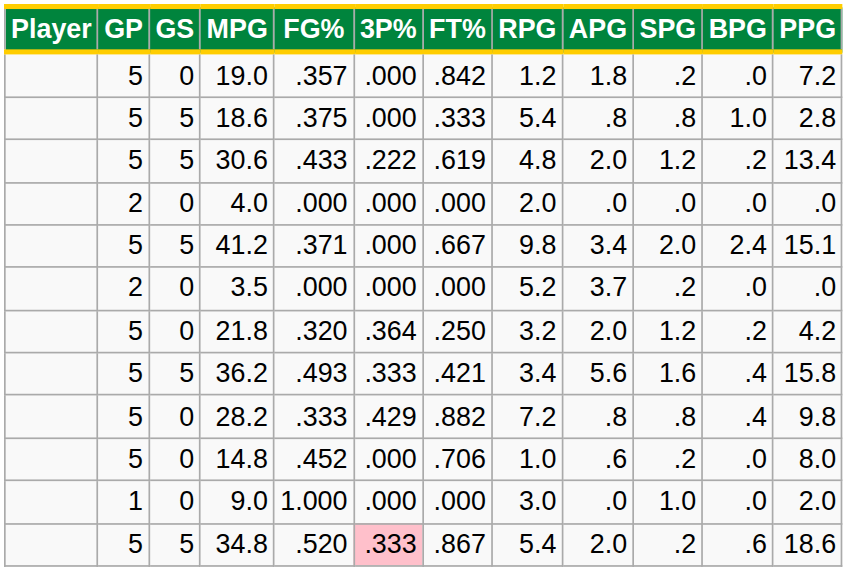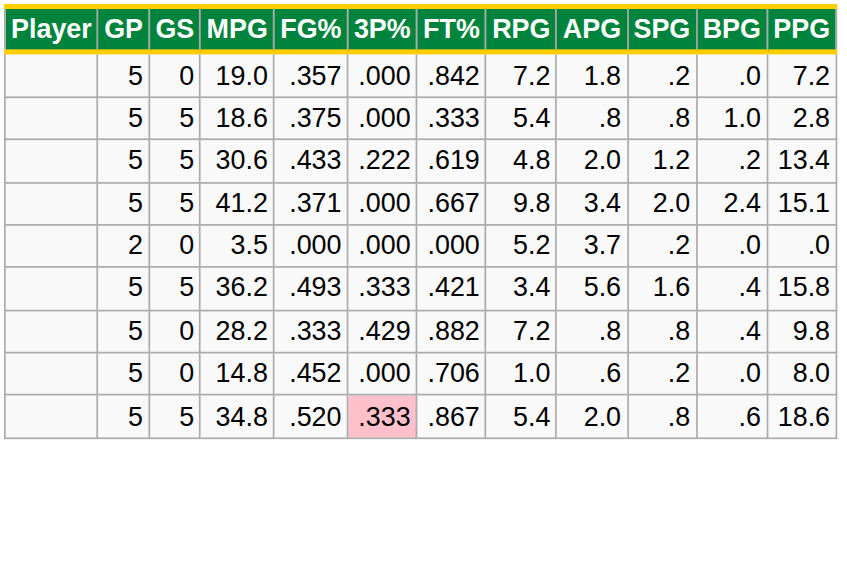(538, 75) 1.2 -> (532, 75) 7.2
- row: (249, 203)
- row: (242, 330)
- row: (249, 501)
(685, 544) .2 -> (679, 416) .8
